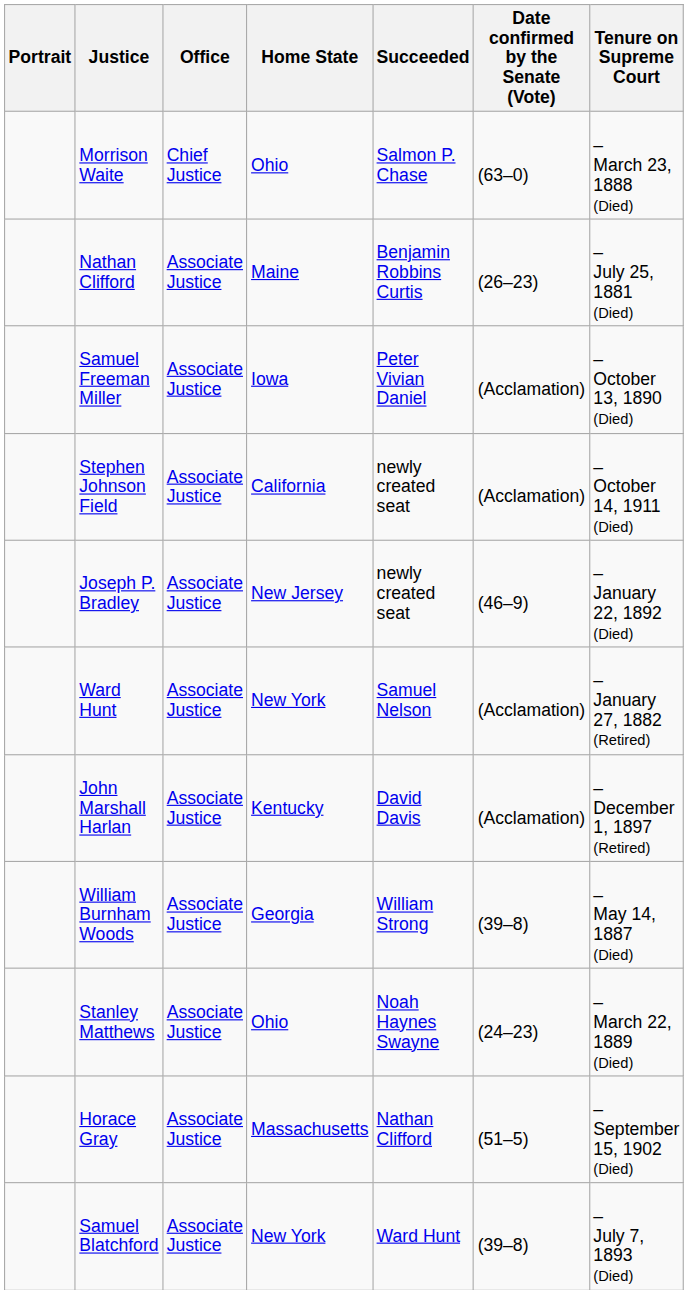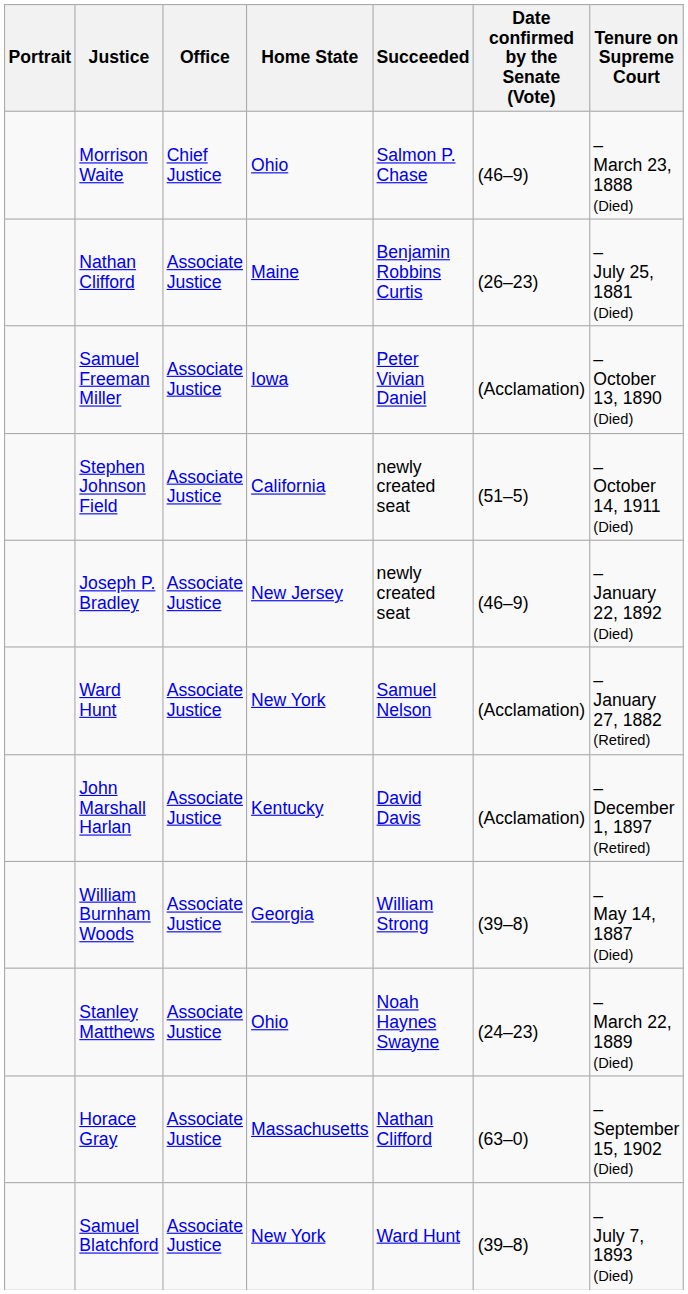(503, 175) (63–0) -> (503, 175) (46–9)
(531, 496) (Acclamation) -> (503, 496) (51–5)
(503, 1139) (51–5) -> (503, 1139) (63–0)
